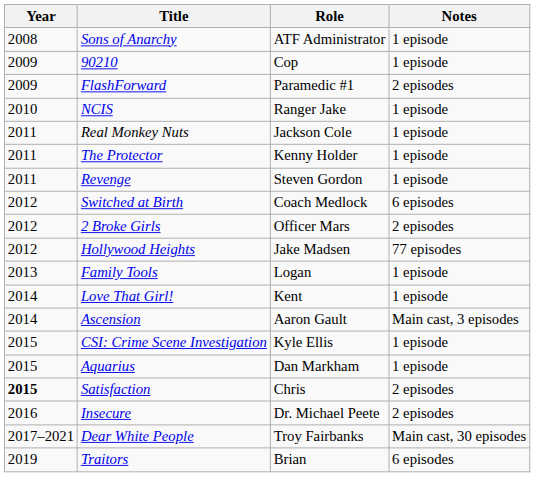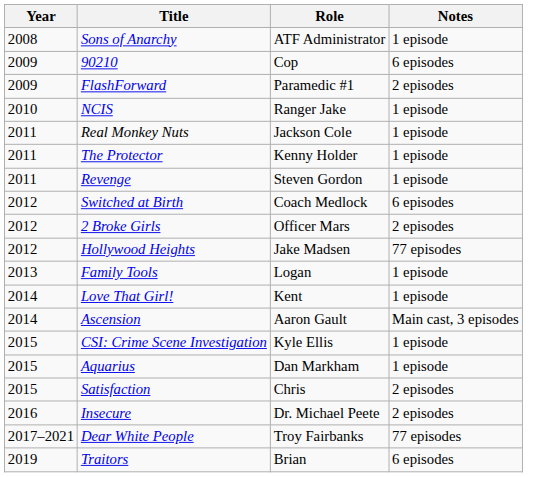(420, 62) 1 episode -> (423, 62) 6 episodes
(23, 389) bold -> (23, 389) normal
(459, 436) Main cast, 30 episodes -> (427, 436) 77 episodes
